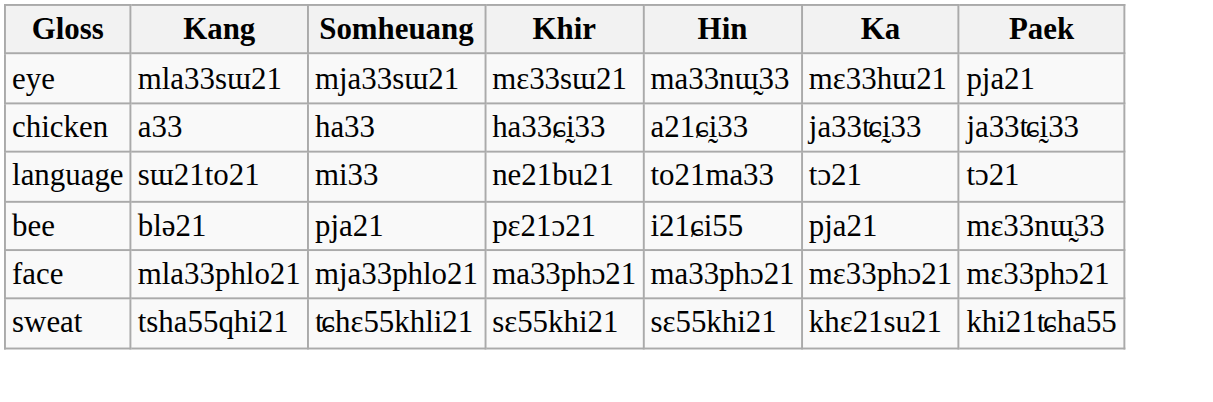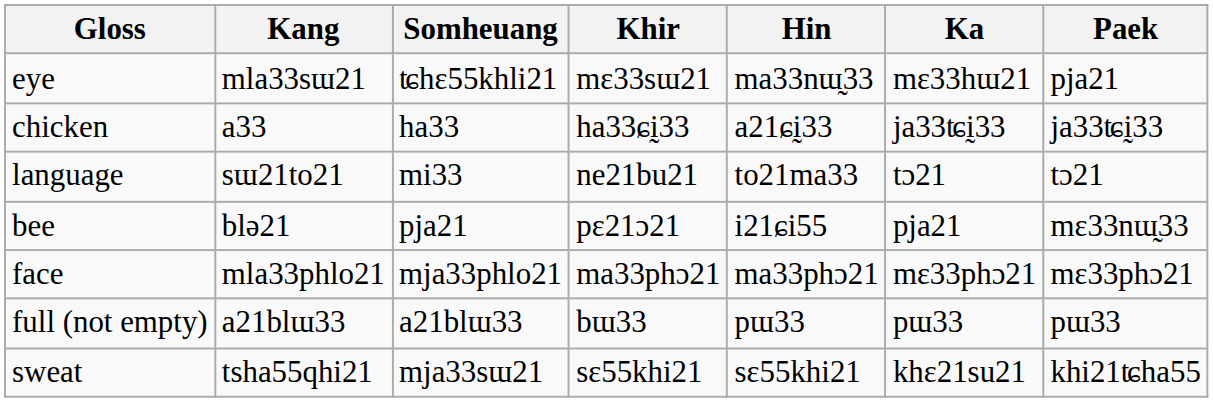(387, 77) mja33sɯ21 -> (478, 77) ʨhɛ55khli21
+ row: (110, 322)
(394, 322) ʨhɛ55khli21 -> (471, 371) mja33sɯ21
